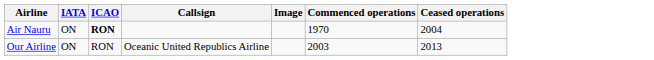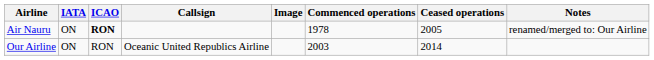+ column: (578, 13)
(318, 30) 1970 -> (318, 30) 1978
(431, 30) 2004 -> (431, 30) 2005
(431, 47) 2013 -> (431, 47) 2014
